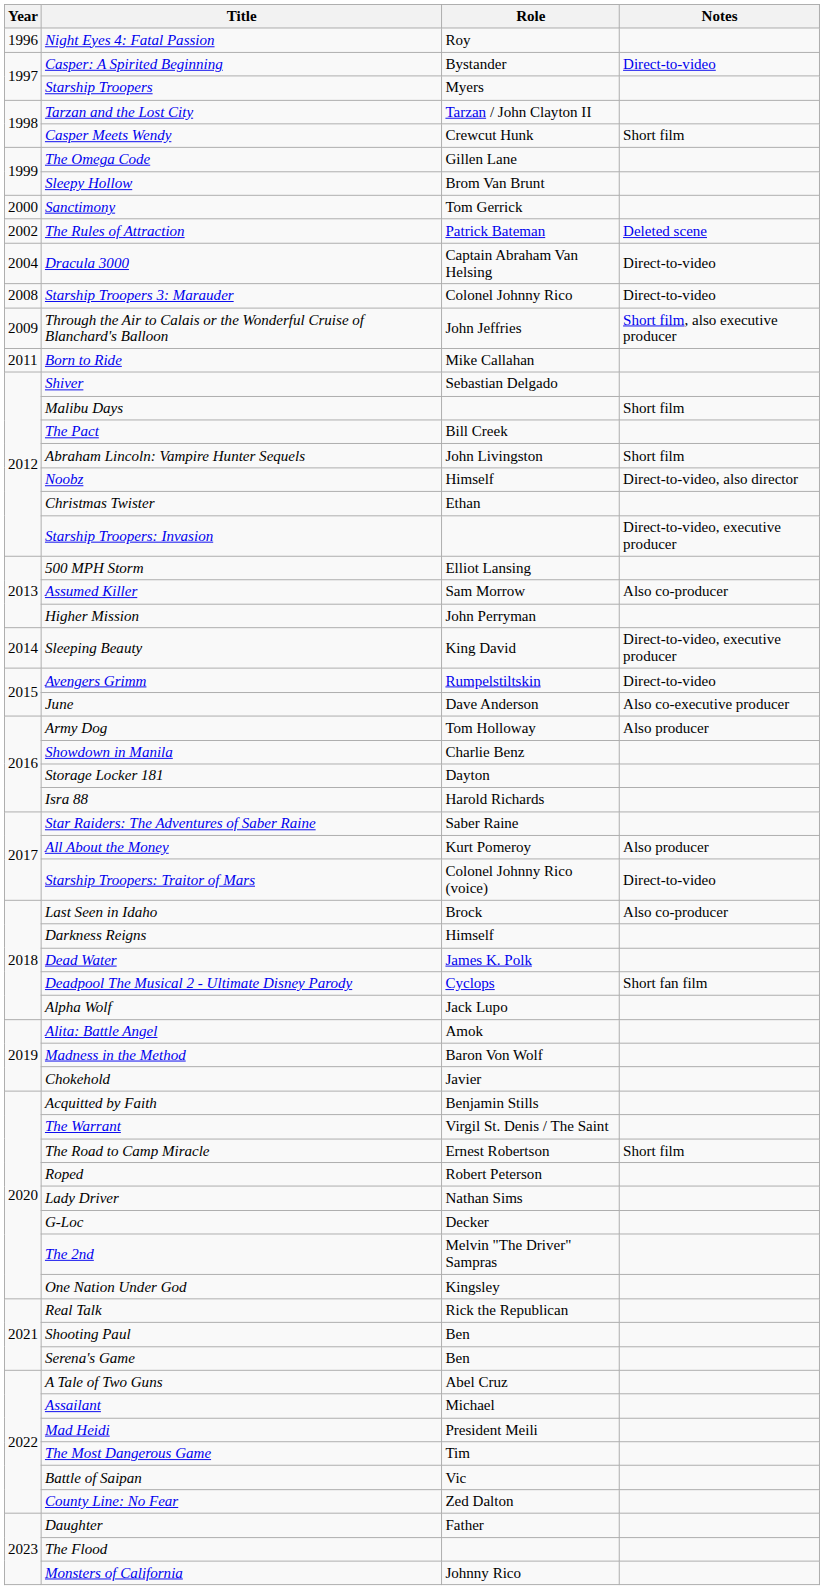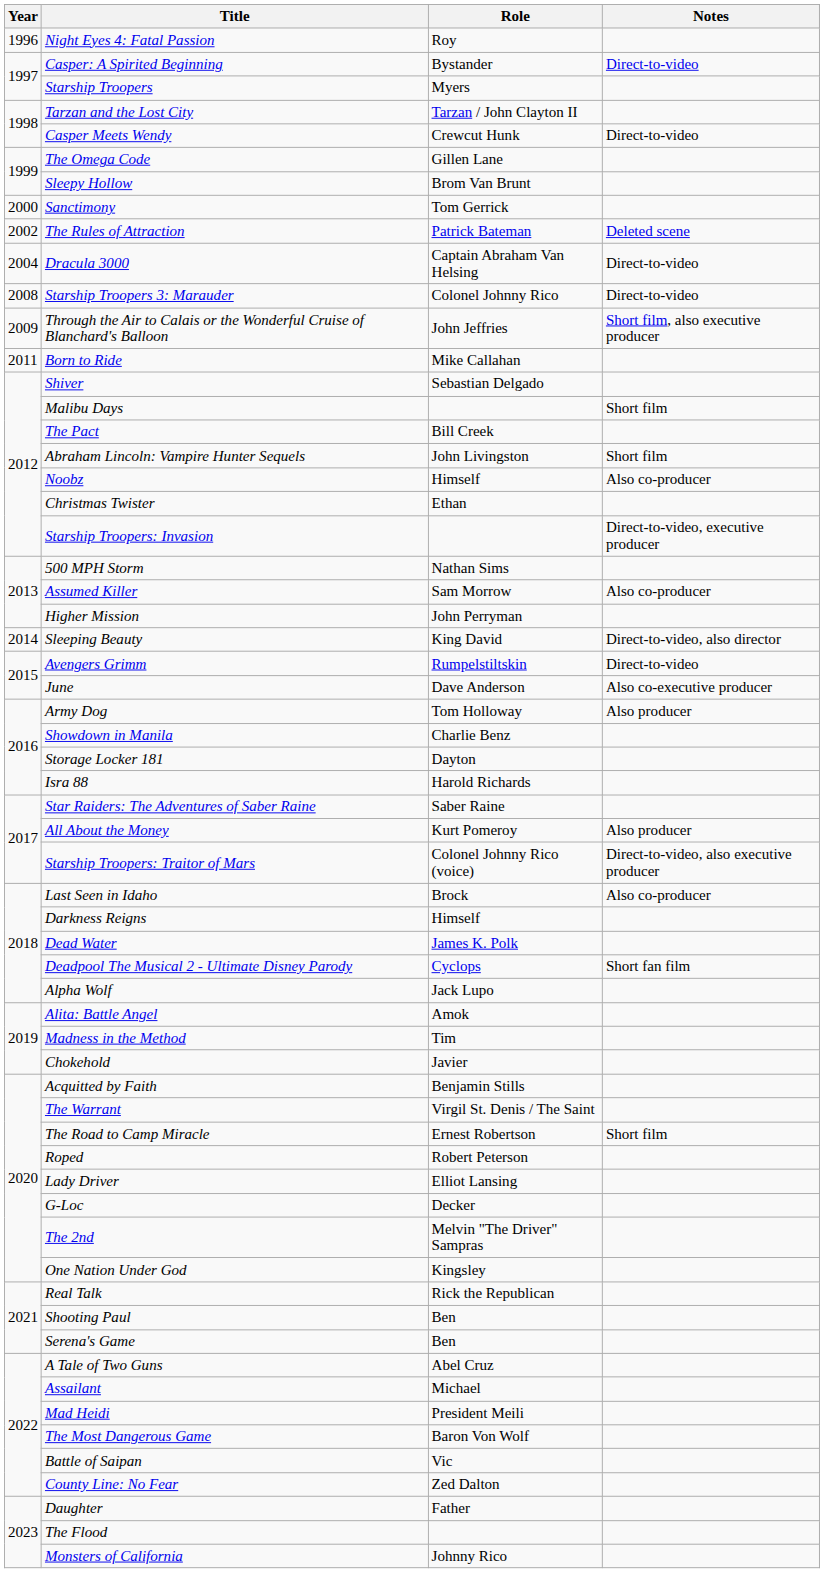(654, 135) Short film -> (652, 135) Direct-to-video
(711, 479) Direct-to-video, also director -> (658, 479) Also co-producer
(488, 568) Elliot Lansing -> (470, 568) Nathan Sims
(702, 648) Direct-to-video, executive producer -> (693, 639) Direct-to-video, also director
(669, 879) Direct-to-video -> (699, 862) Direct-to-video, also executive producer
(494, 1055) Baron Von Wolf -> (444, 1038) Tim
(484, 1198) Nathan Sims -> (474, 1181) Elliot Lansing
(458, 1453) Tim -> (480, 1436) Baron Von Wolf
